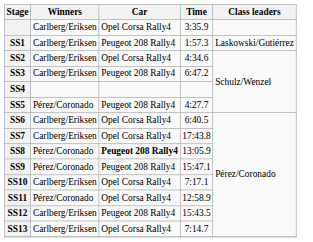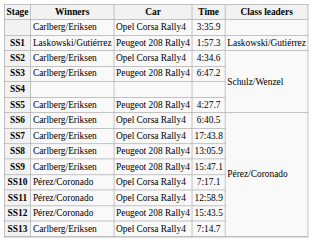(65, 42) Carlberg/Eriksen -> (72, 42) Laskowski/Gutiérrez
(63, 104) Pérez/Coronado -> (65, 104) Carlberg/Eriksen
(63, 151) Pérez/Coronado -> (65, 151) Carlberg/Eriksen
(140, 151) bold -> (153, 151) normal
(63, 166) Pérez/Coronado -> (65, 166) Carlberg/Eriksen
(65, 182) Carlberg/Eriksen -> (63, 182) Pérez/Coronado
(65, 213) Carlberg/Eriksen -> (63, 213) Pérez/Coronado
